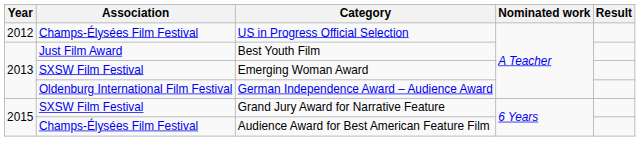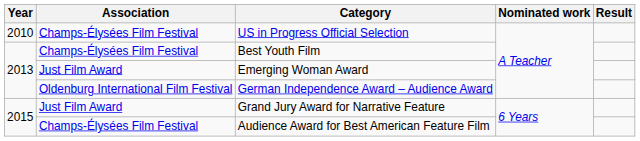(20, 32) 2012 -> (20, 32) 2010
(81, 51) Just Film Award -> (119, 51) Champs-Élysées Film Festival
(91, 70) SXSW Film Festival -> (81, 70) Just Film Award
(91, 107) SXSW Film Festival -> (81, 107) Just Film Award
